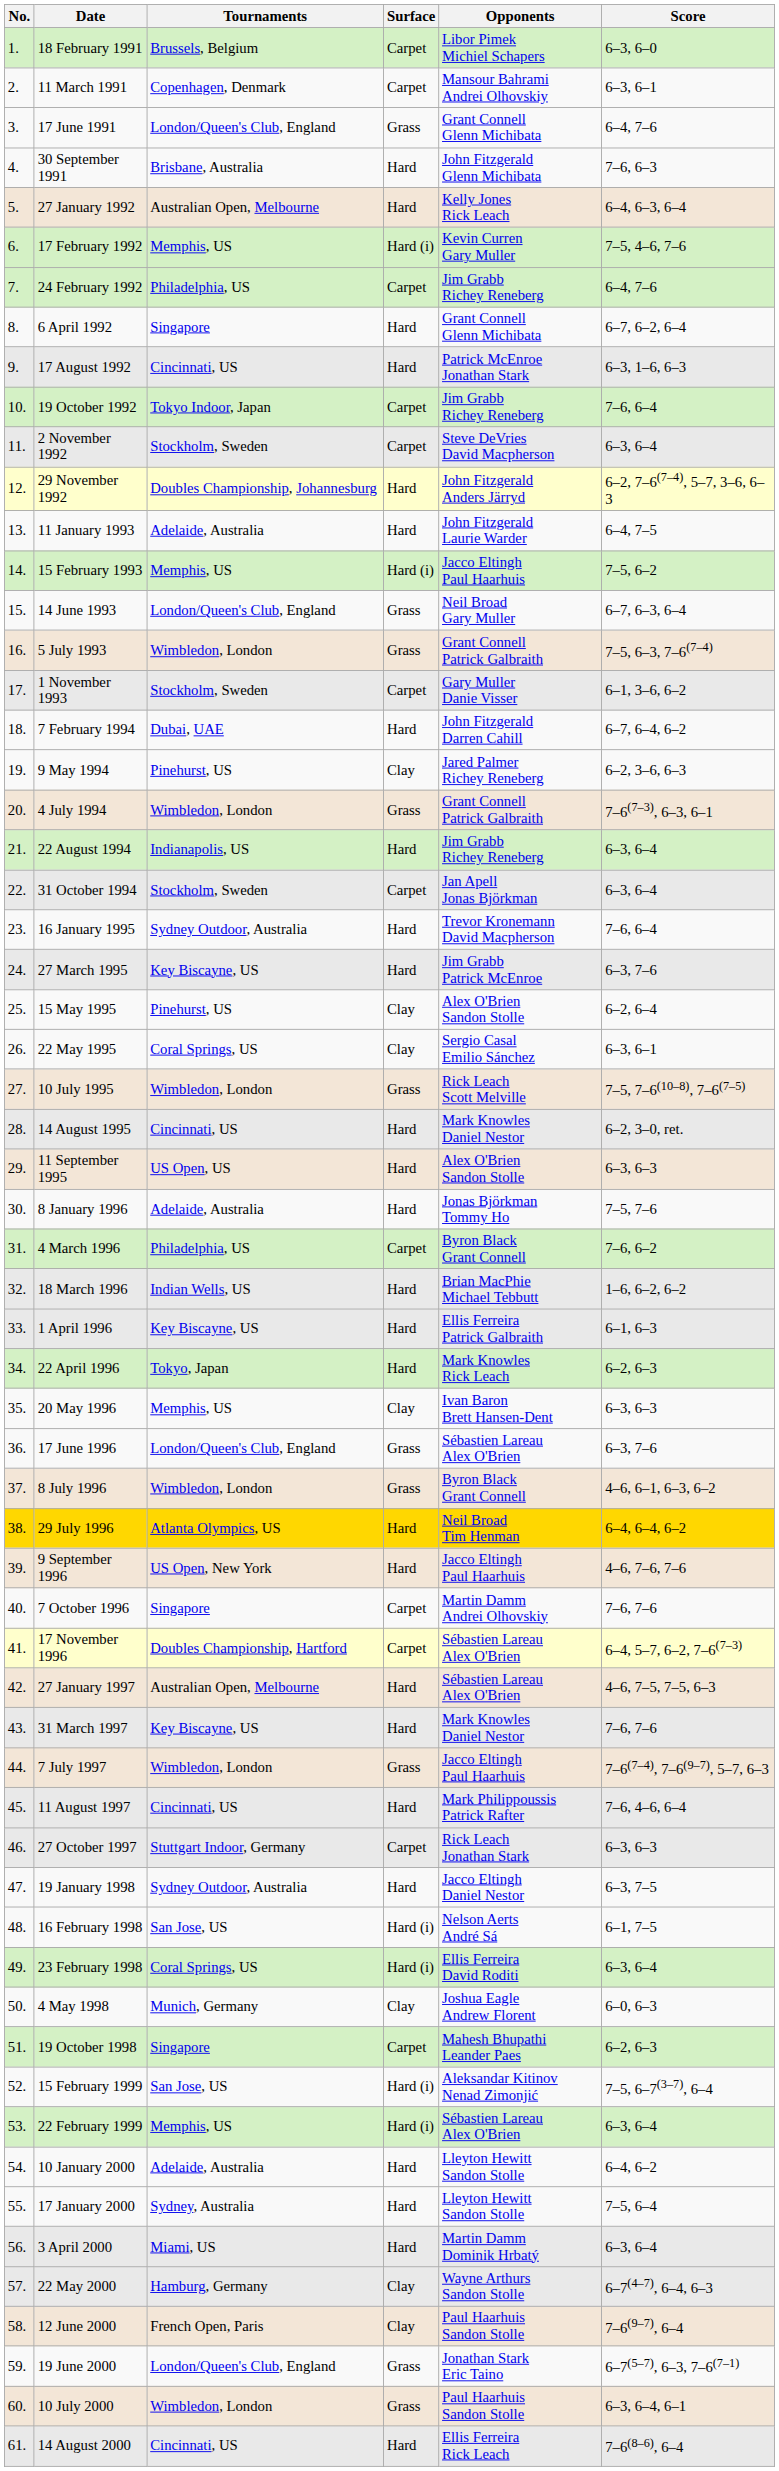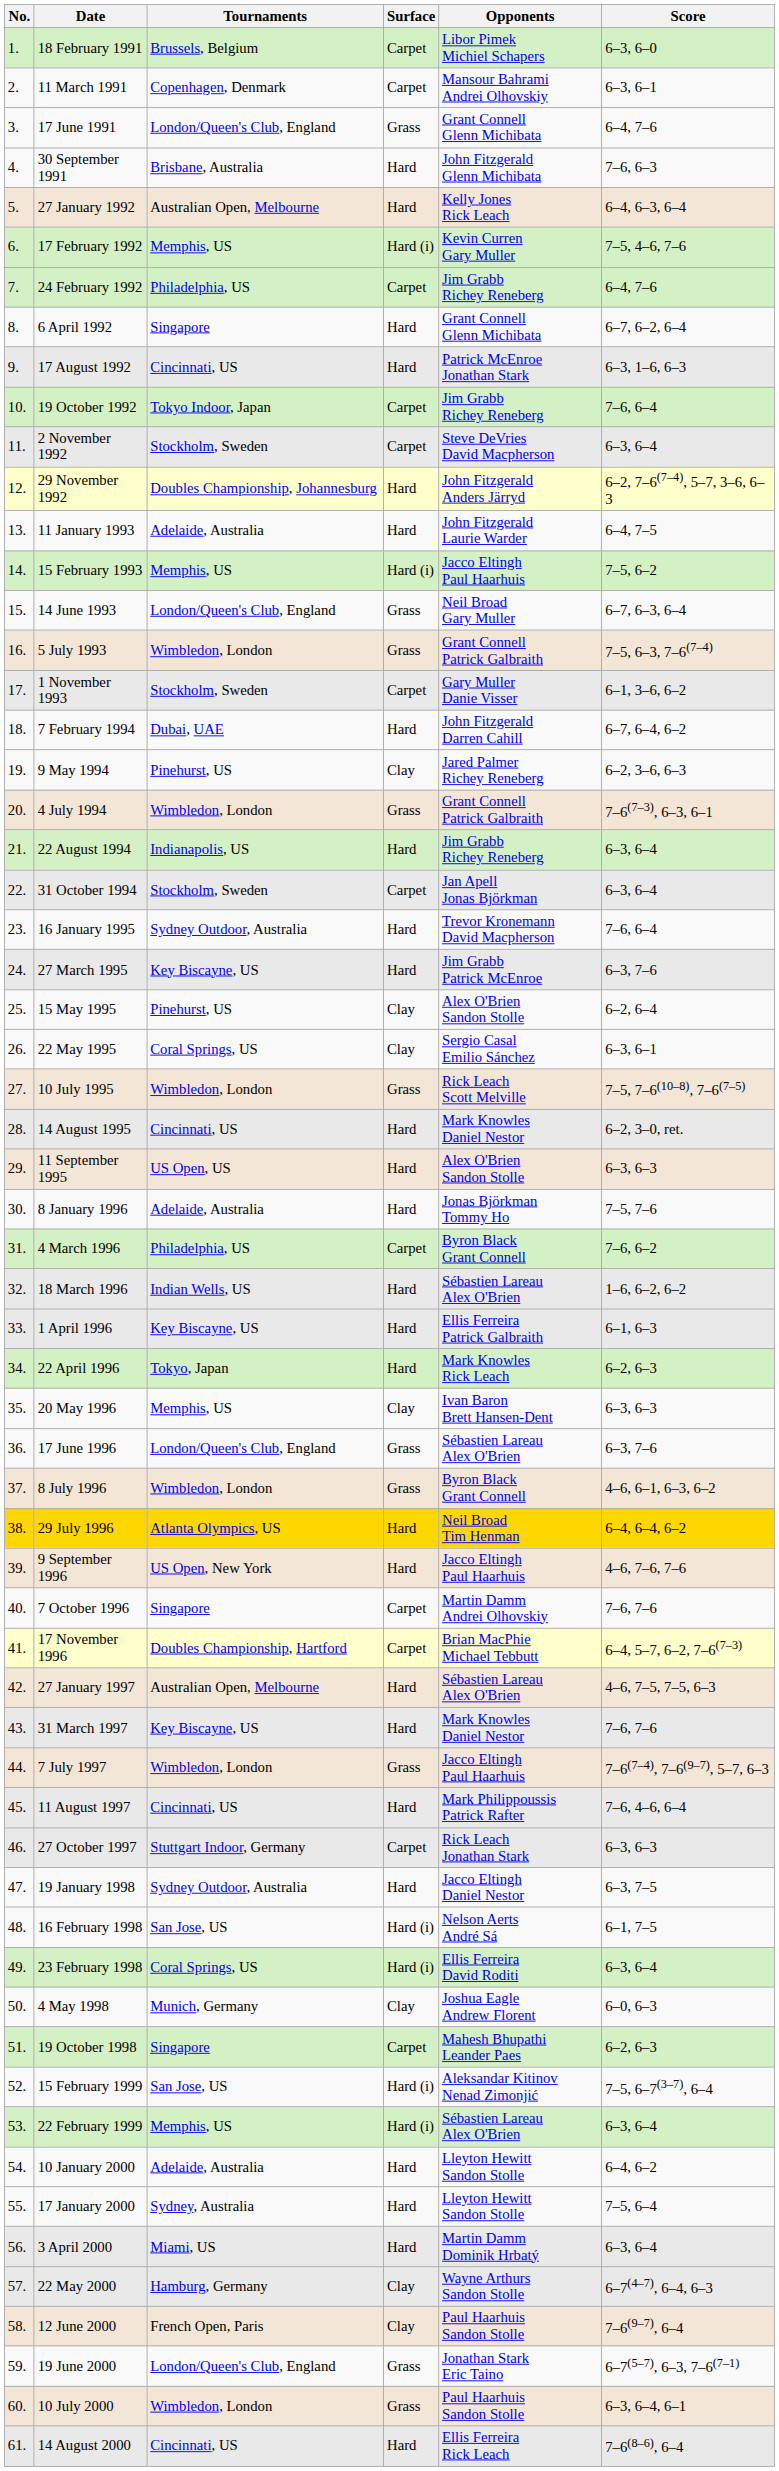(490, 1288) Brian MacPhie Michael Tebbutt -> (493, 1288) Sébastien Lareau Alex O'Brien
(493, 1647) Sébastien Lareau Alex O'Brien -> (490, 1647) Brian MacPhie Michael Tebbutt
